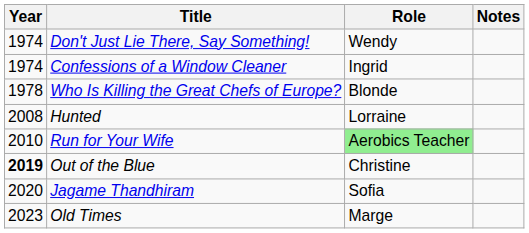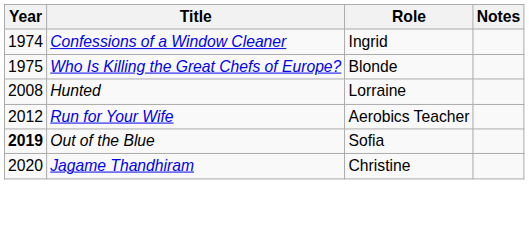- row: (180, 41)
(26, 91) 1978 -> (26, 66) 1975
(26, 141) 2010 -> (26, 116) 2012
(409, 141) lightgreen background -> (409, 116) no background
(379, 166) Christine -> (366, 141) Sofia
(366, 191) Sofia -> (379, 166) Christine
- row: (86, 215)
